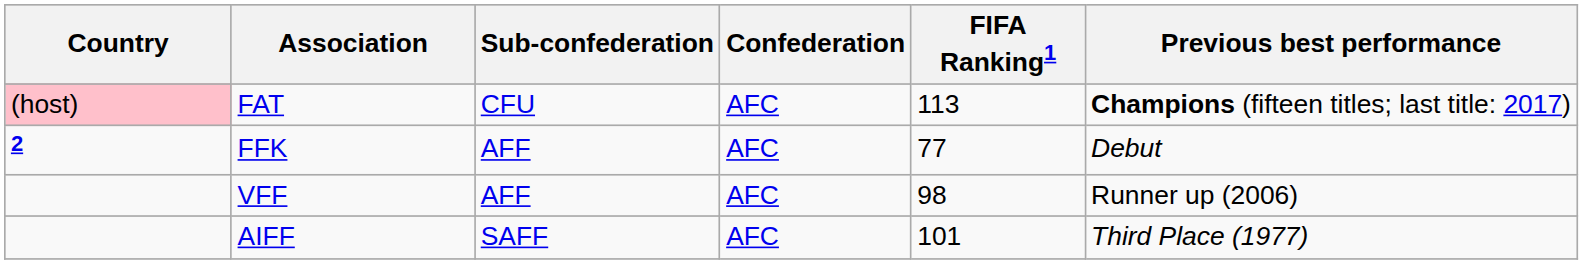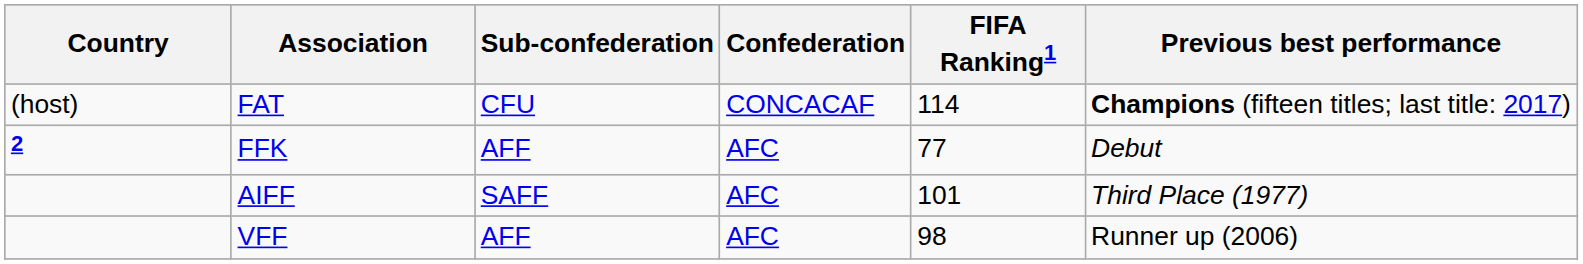(45, 104) pink background -> (45, 104) no background
(753, 104) AFC -> (800, 104) CONCACAF
(938, 104) 113 -> (938, 104) 114
rows swapped: (266, 236) <-> (263, 195)
